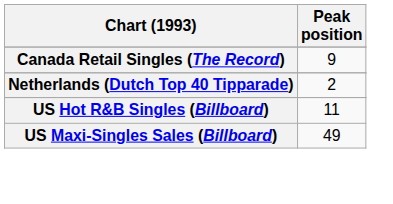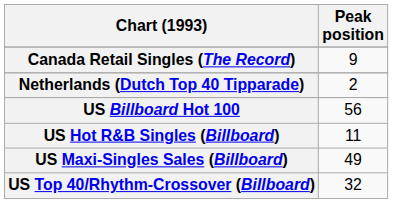+ row: (162, 110)
+ row: (162, 185)
